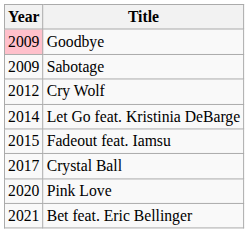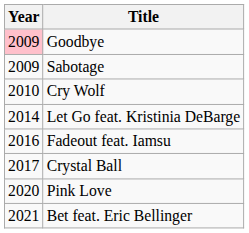(24, 91) 2012 -> (24, 91) 2010
(24, 141) 2015 -> (24, 141) 2016
